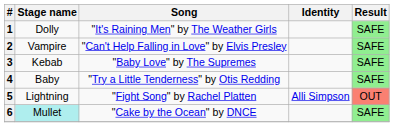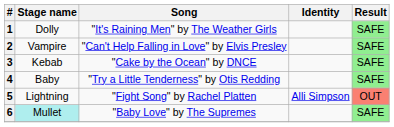(184, 63) "Baby Love" by The Supremes -> (184, 63) "Cake by the Ocean" by DNCE
(184, 113) "Cake by the Ocean" by DNCE -> (184, 113) "Baby Love" by The Supremes
